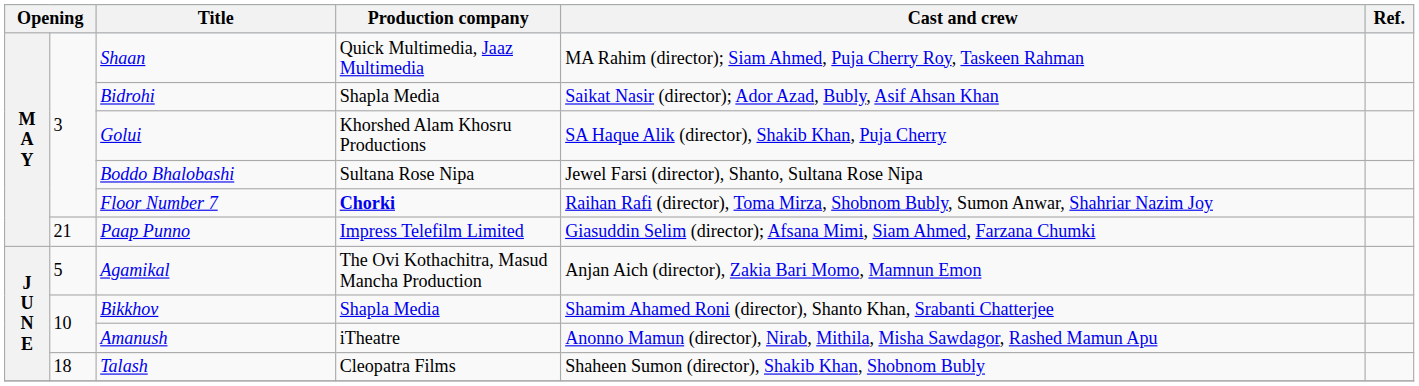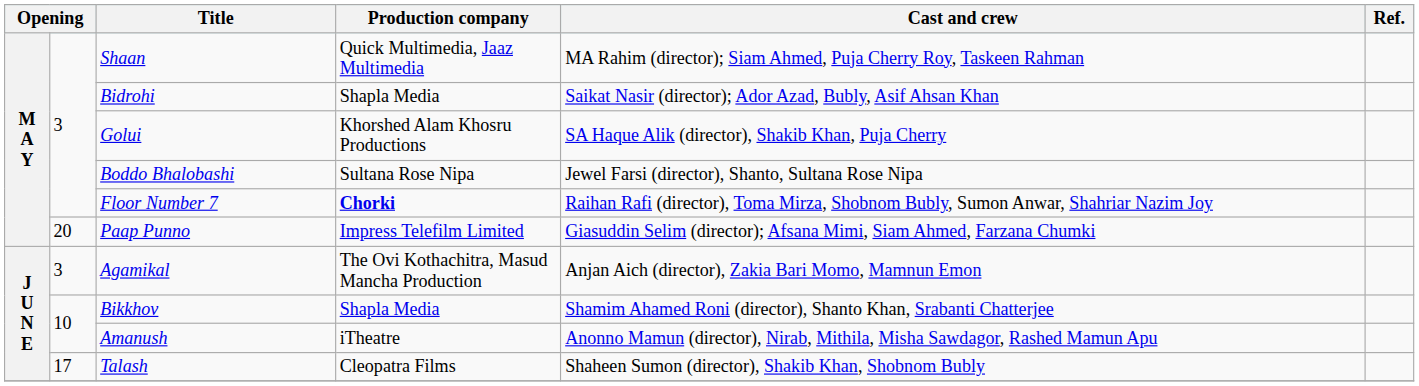(63, 231) 21 -> (63, 231) 20
(58, 270) 5 -> (58, 270) 3
(63, 366) 18 -> (63, 366) 17
